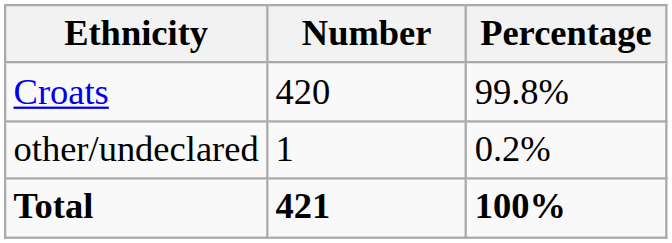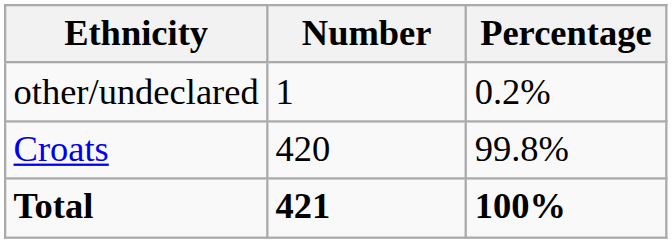rows swapped: (61, 91) <-> (136, 149)
